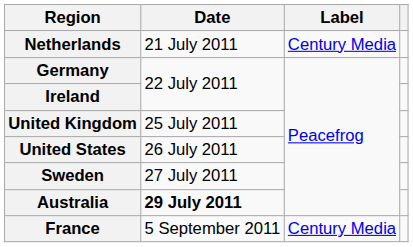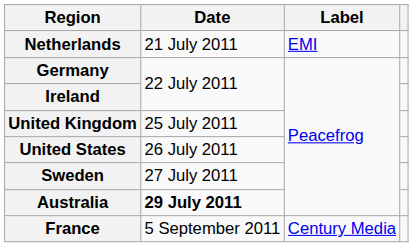(342, 44) Century Media -> (303, 44) EMI
